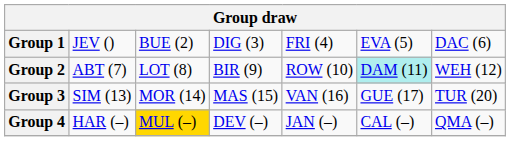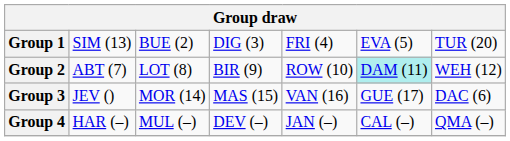(93, 43) JEV () -> (102, 43) SIM (13)
(463, 43) DAC (6) -> (466, 43) TUR (20)
(102, 95) SIM (13) -> (93, 95) JEV ()
(466, 95) TUR (20) -> (463, 95) DAC (6)
(168, 122) gold background -> (168, 122) no background
